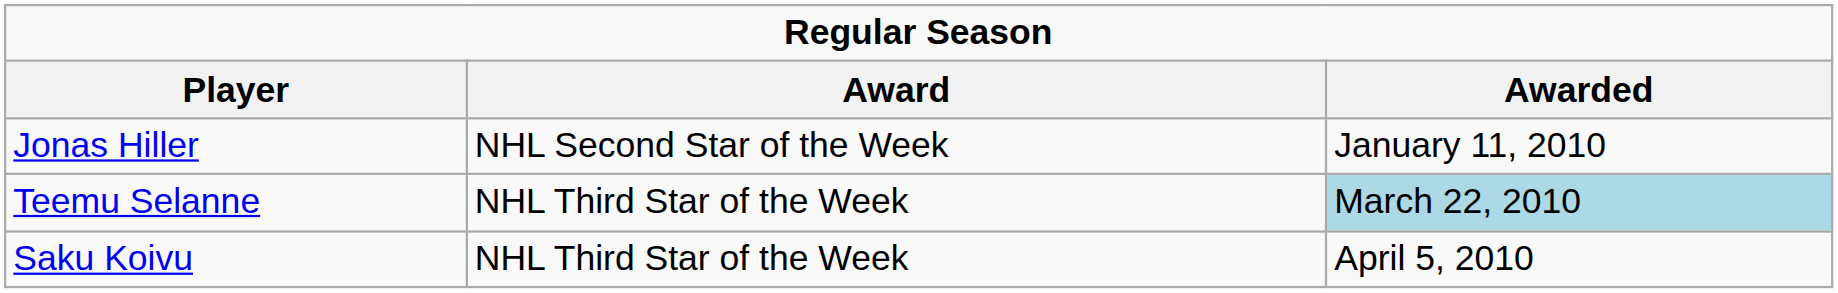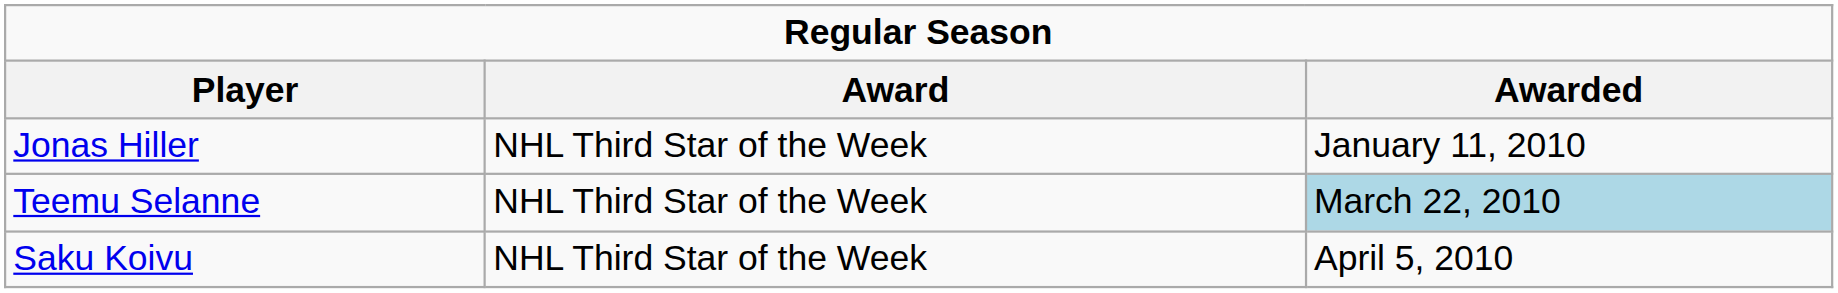(712, 145) NHL Second Star of the Week -> (710, 145) NHL Third Star of the Week
